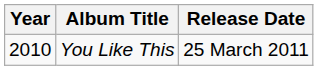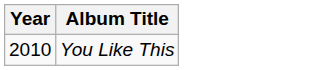- column: (246, 19)
